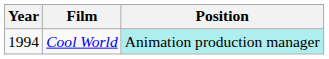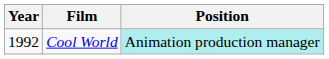(24, 41) 1994 -> (24, 41) 1992
